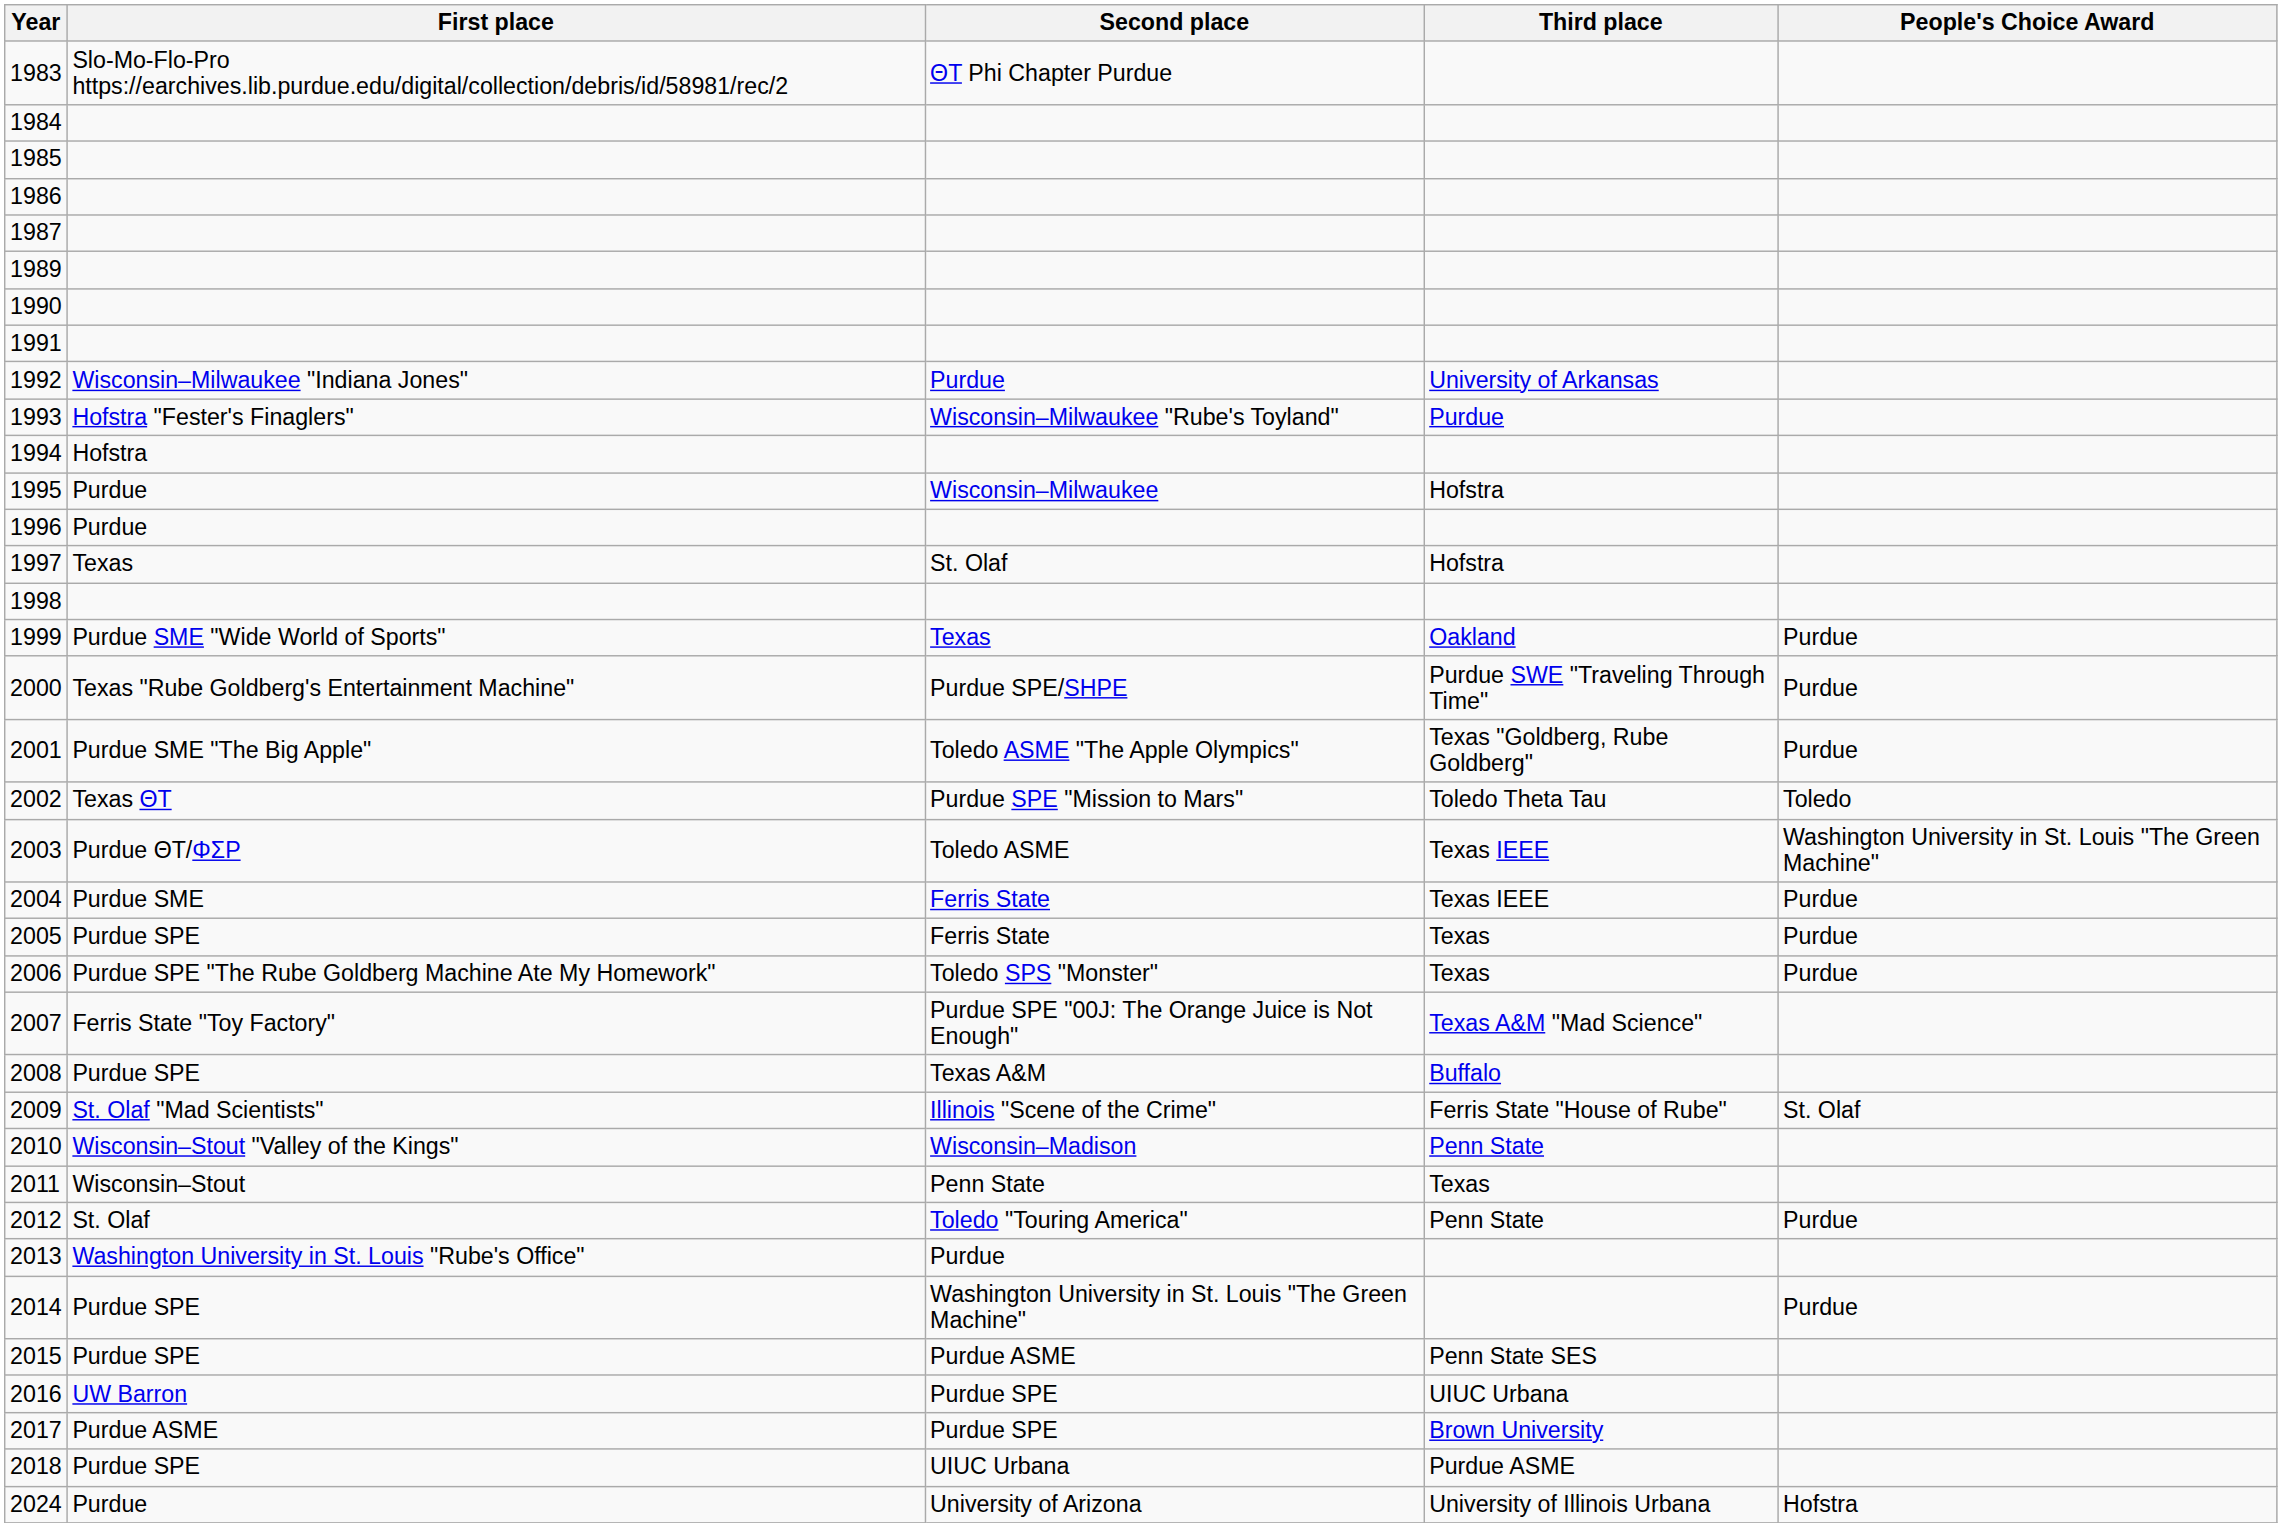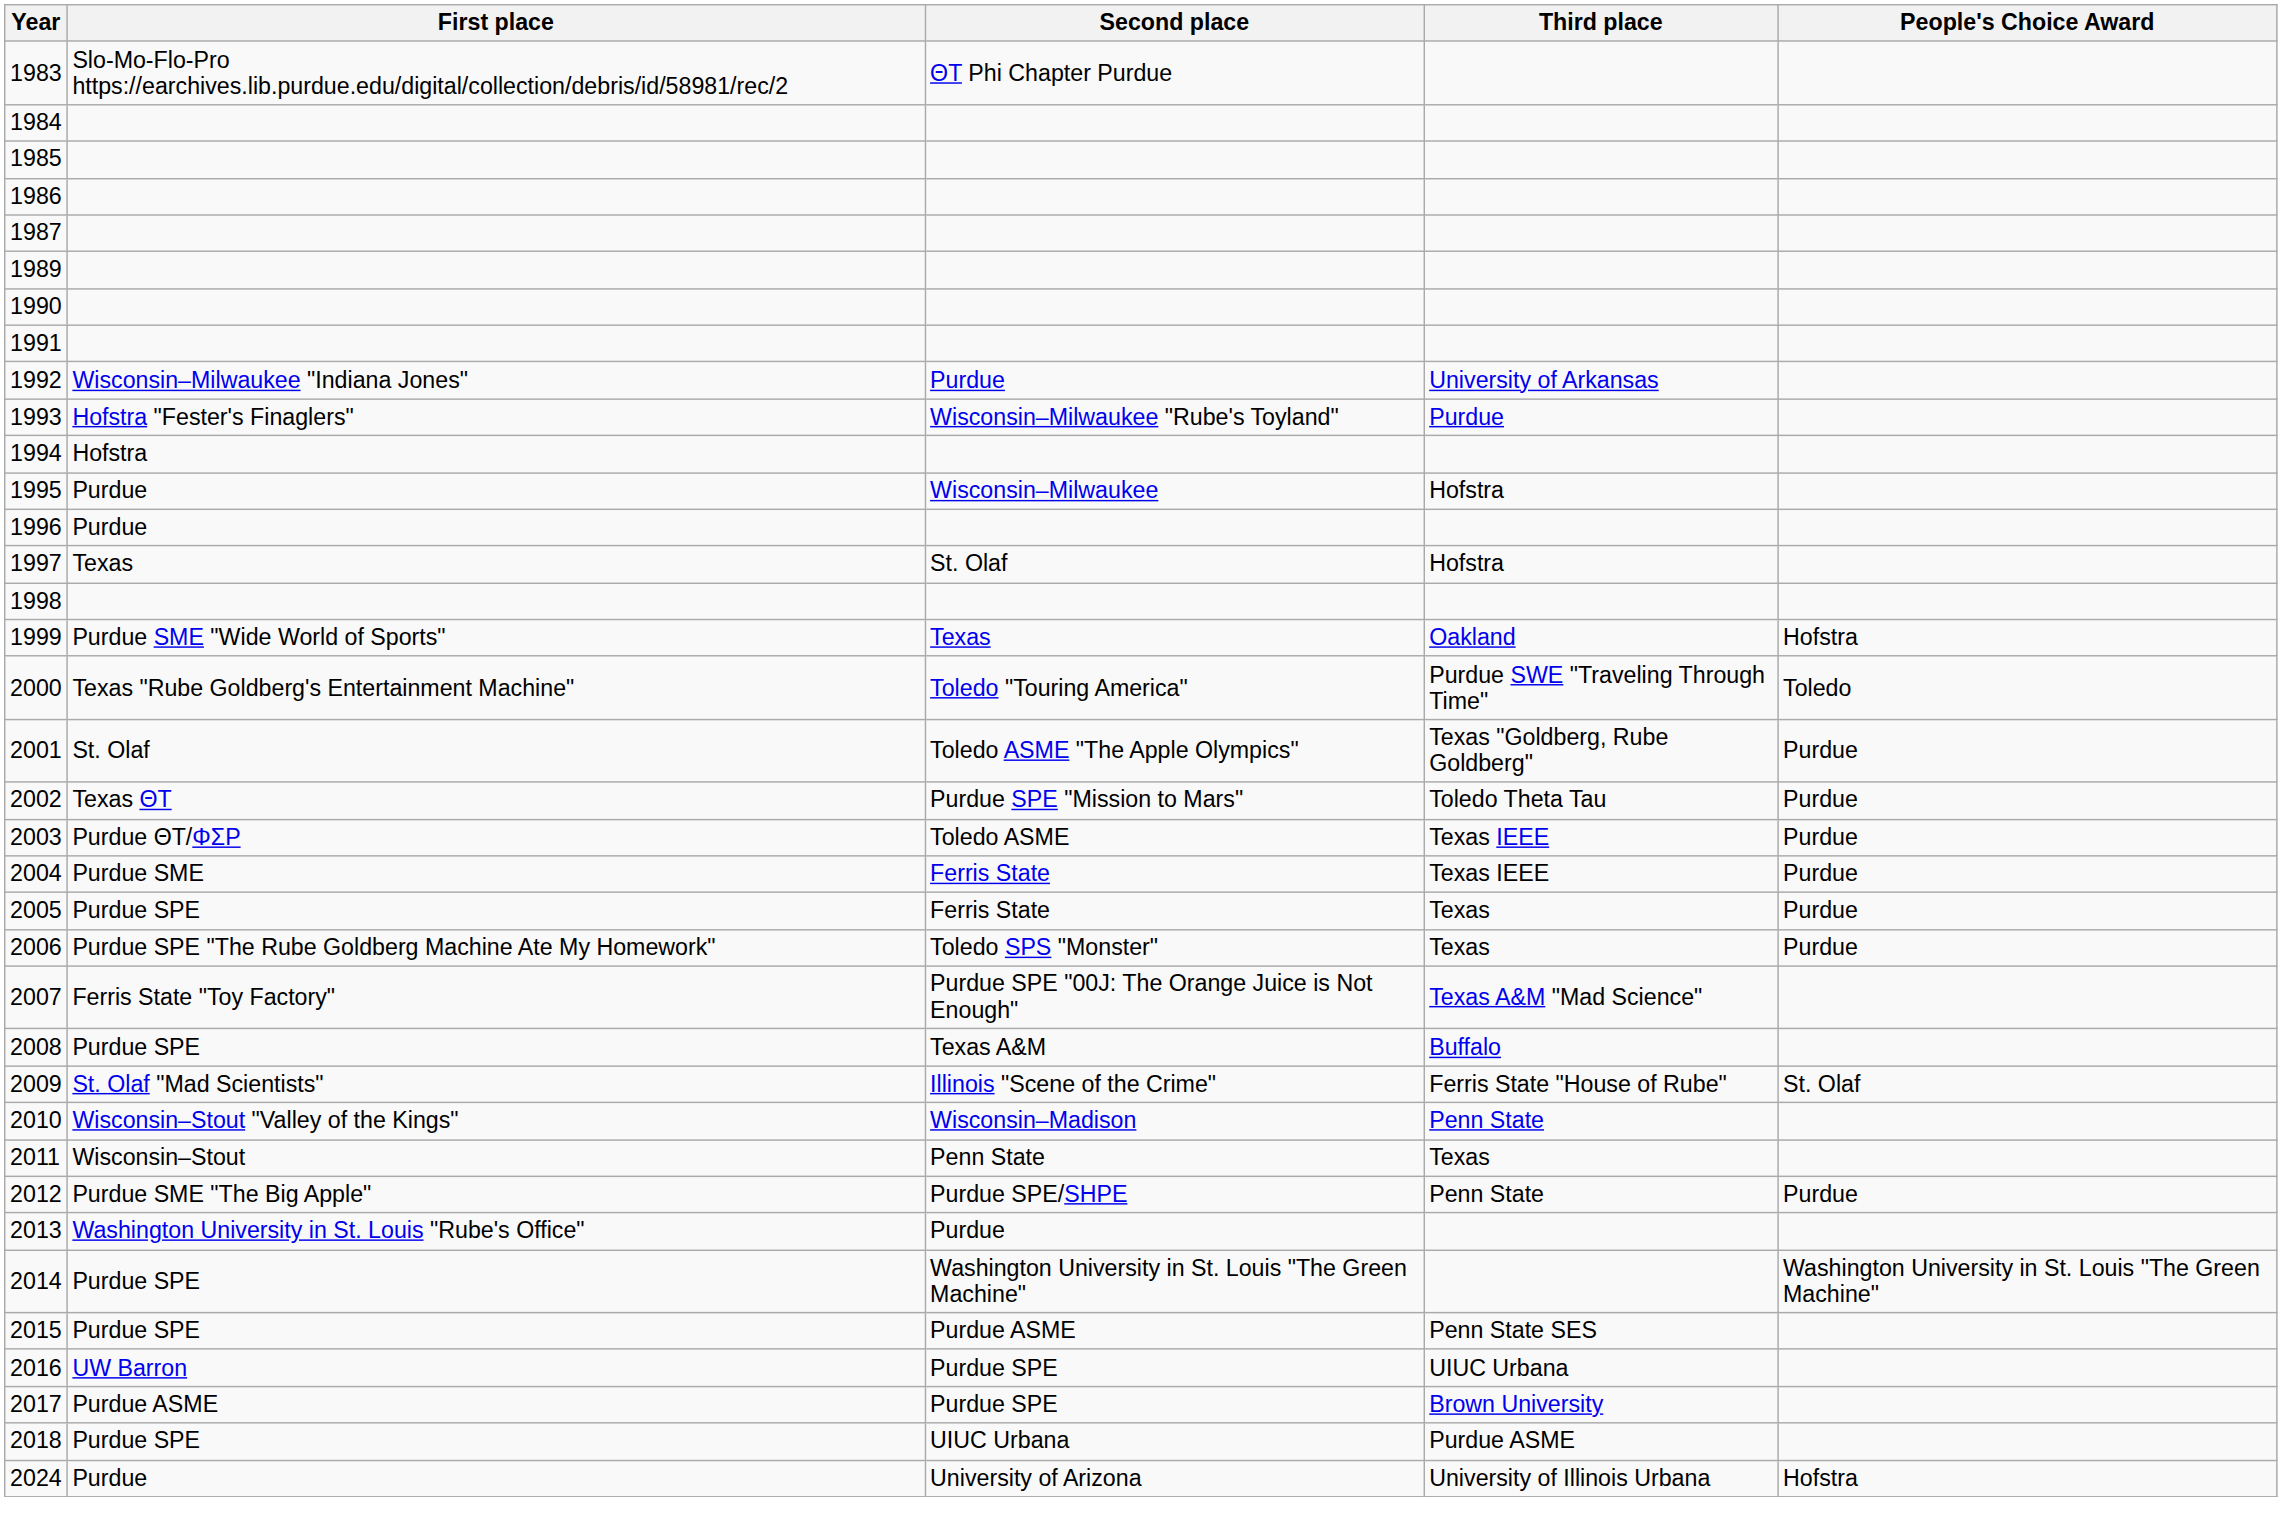(1820, 637) Purdue -> (1820, 637) Hofstra
(1029, 687) Purdue SPE/SHPE -> (1059, 687) Toledo "Touring America"
(1820, 687) Purdue -> (1817, 687) Toledo
(222, 750) Purdue SME "The Big Apple" -> (111, 750) St. Olaf
(1817, 800) Toledo -> (1820, 800) Purdue
(2021, 850) Washington University in St. Louis "The Green Machine" -> (1820, 837) Purdue
(111, 1220) St. Olaf -> (222, 1194) Purdue SME "The Big Apple"
(1059, 1220) Toledo "Touring America" -> (1029, 1194) Purdue SPE/SHPE
(1820, 1307) Purdue -> (2021, 1280) Washington University in St. Louis "The Green Machine"
